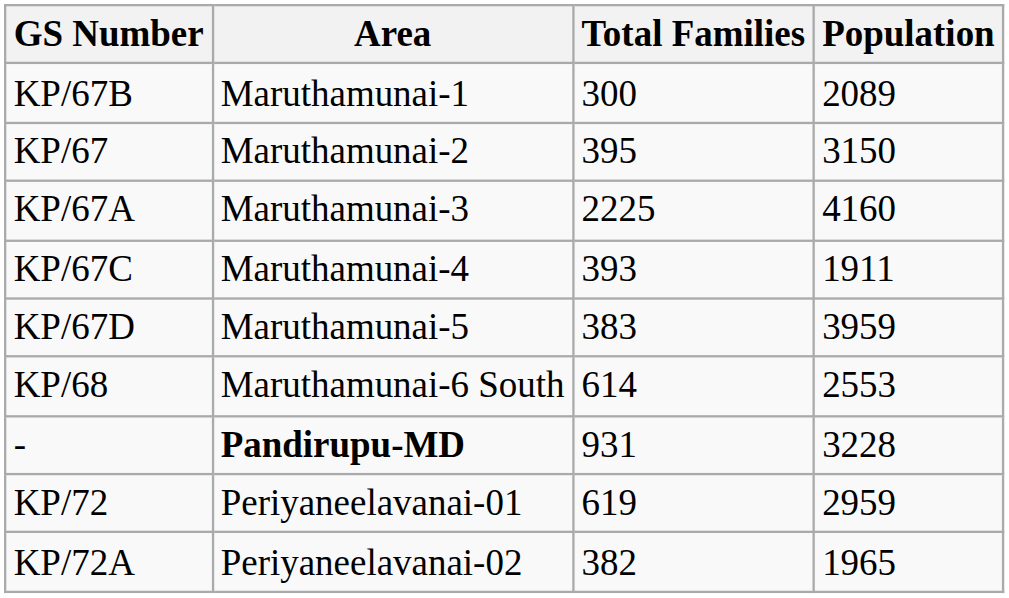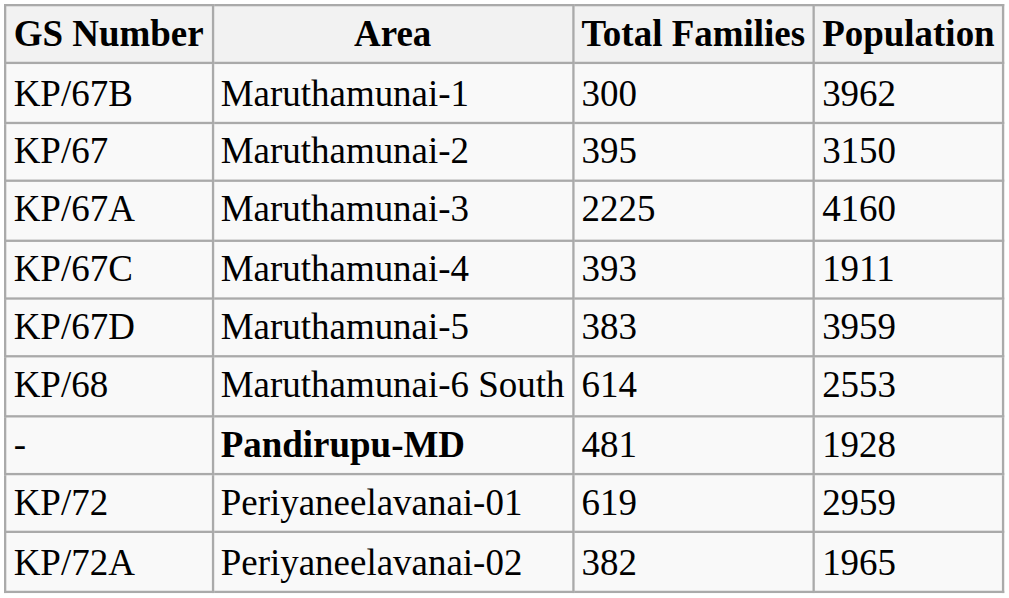(859, 92) 2089 -> (859, 92) 3962
(609, 444) 931 -> (609, 444) 481
(859, 444) 3228 -> (859, 444) 1928
